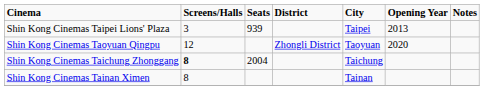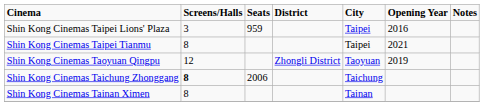(255, 28) 939 -> (255, 28) 959
(398, 28) 2013 -> (398, 28) 2016
+ row: (79, 45)
(398, 45) 2020 -> (398, 61) 2019
(257, 61) 2004 -> (257, 77) 2006
